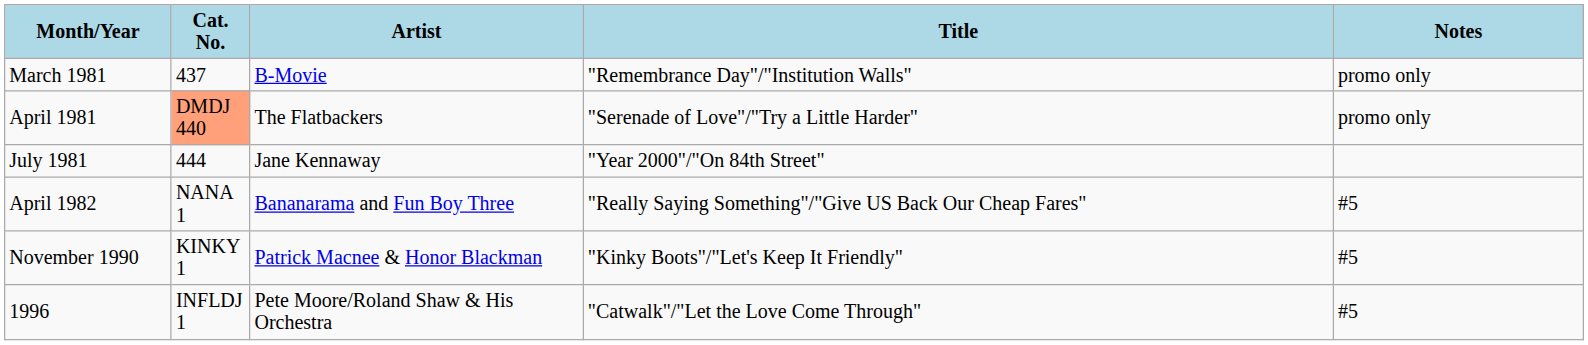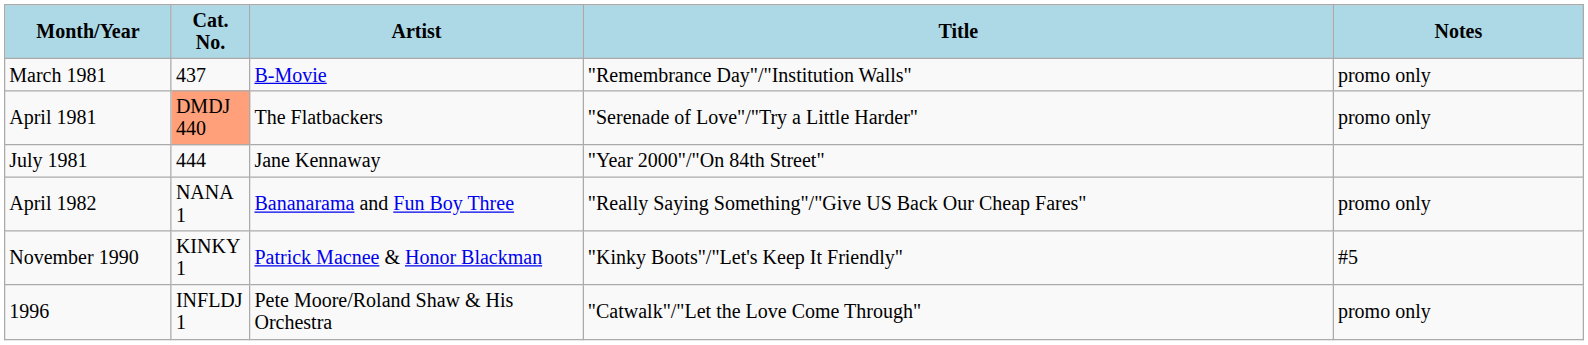(1348, 203) #5 -> (1384, 203) promo only
(1348, 311) #5 -> (1384, 311) promo only
